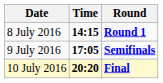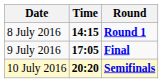(130, 50) Semifinals -> (117, 50) Final
(117, 68) Final -> (130, 68) Semifinals
